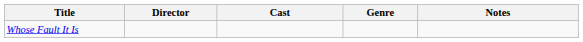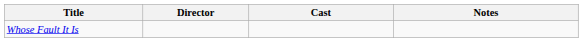- column: (380, 12)
